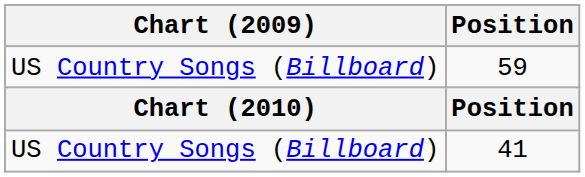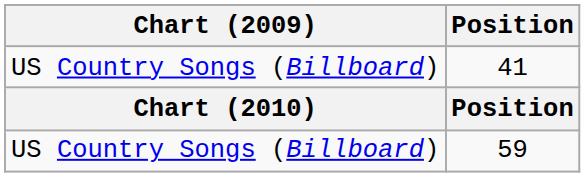rows swapped: (513, 150) <-> (513, 67)
